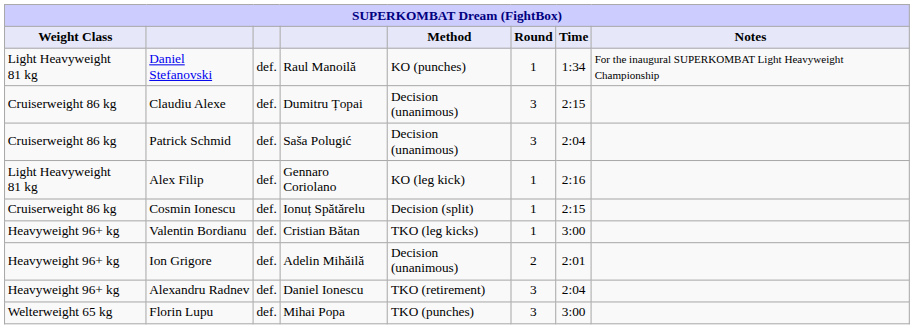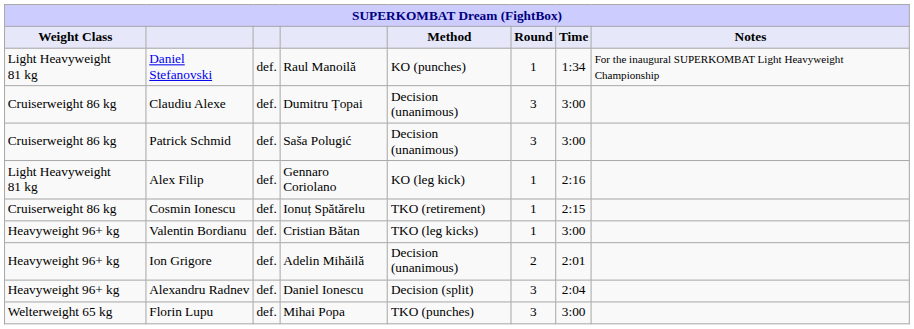(574, 104) 2:15 -> (574, 104) 3:00
(574, 142) 2:04 -> (574, 142) 3:00
(432, 209) Decision (split) -> (438, 209) TKO (retirement)
(438, 290) TKO (retirement) -> (432, 290) Decision (split)
